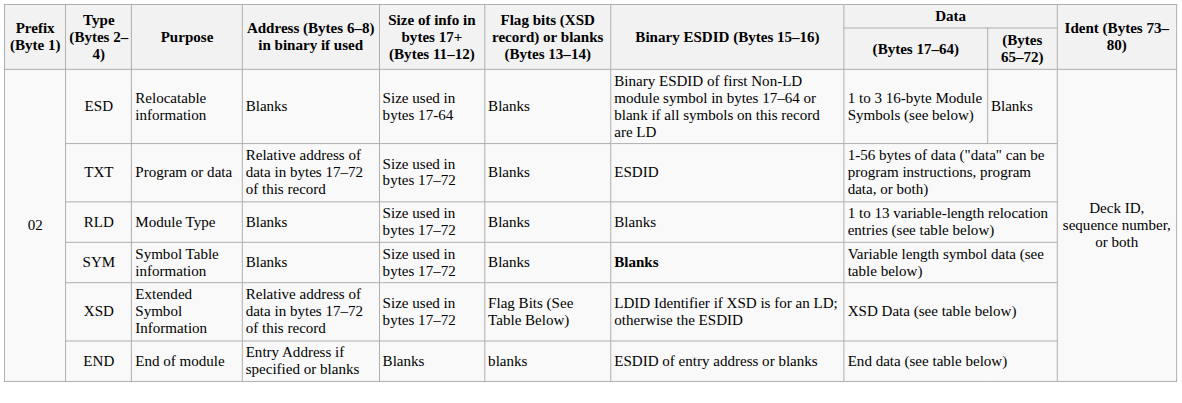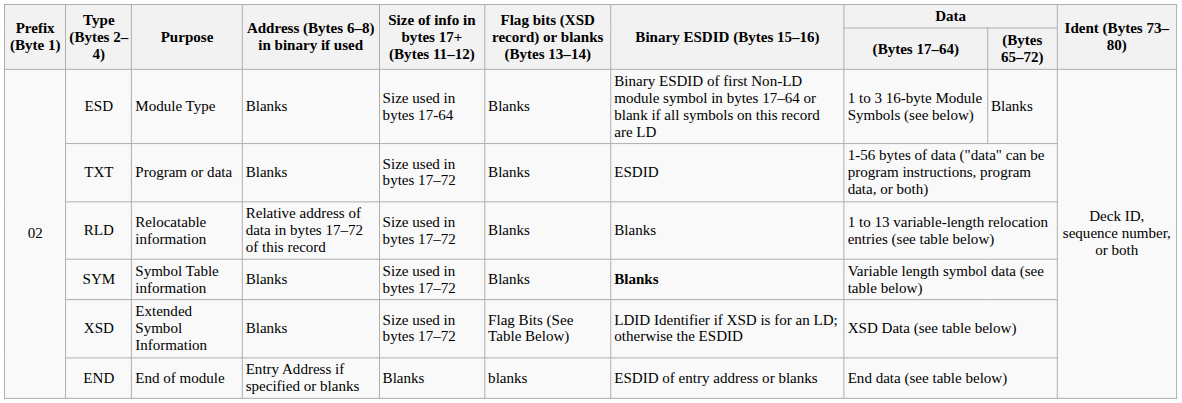(171, 106) Relocatable information -> (175, 106) Module Type
(304, 172) Relative address of data in bytes 17–72 of this record -> (267, 172) Blanks
(175, 221) Module Type -> (171, 230) Relocatable information
(267, 221) Blanks -> (304, 230) Relative address of data in bytes 17–72 of this record
(304, 311) Relative address of data in bytes 17–72 of this record -> (267, 328) Blanks
